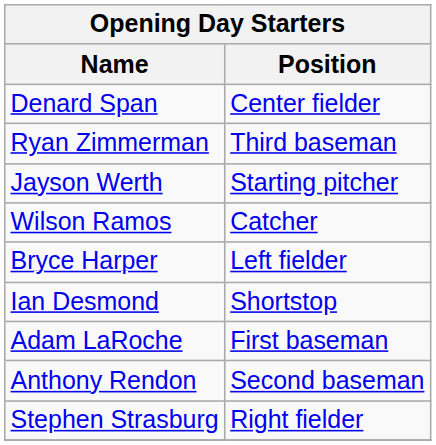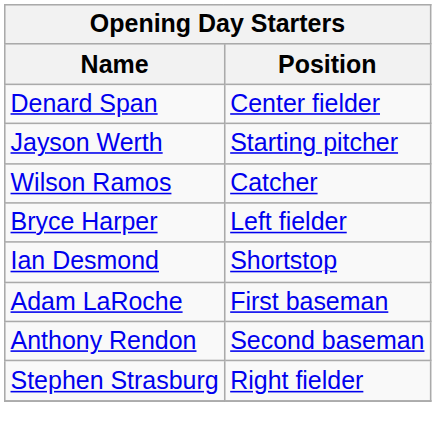- row: (110, 143)
